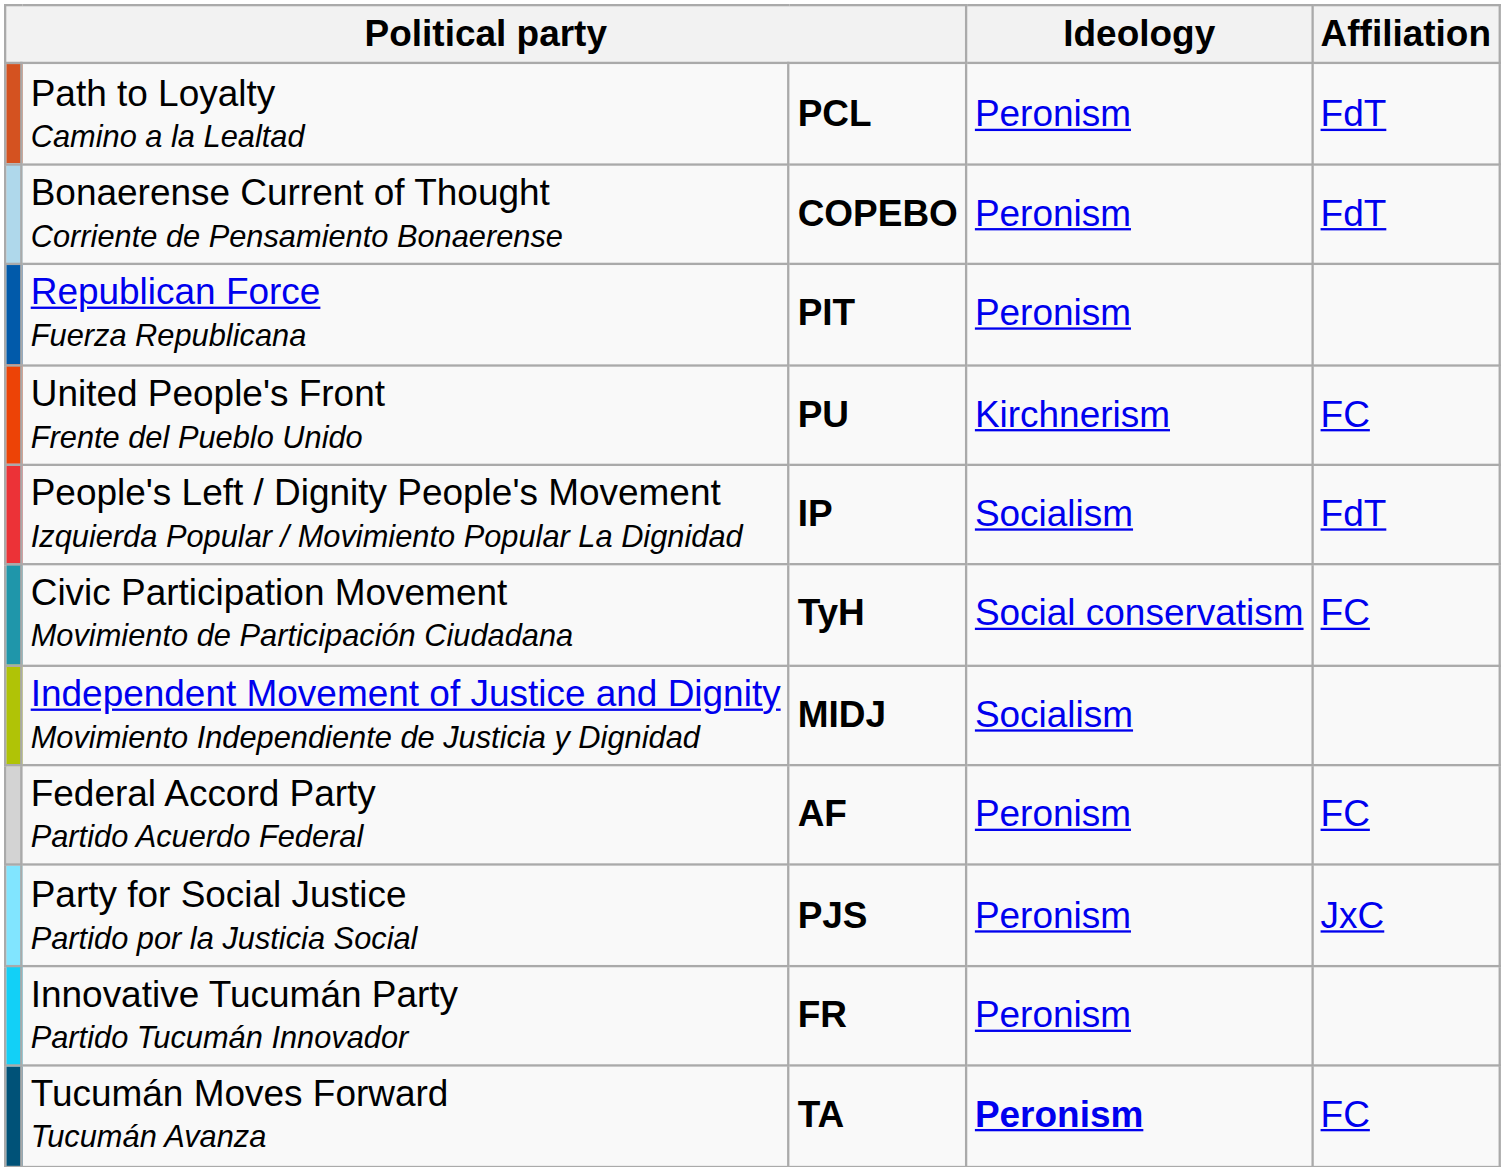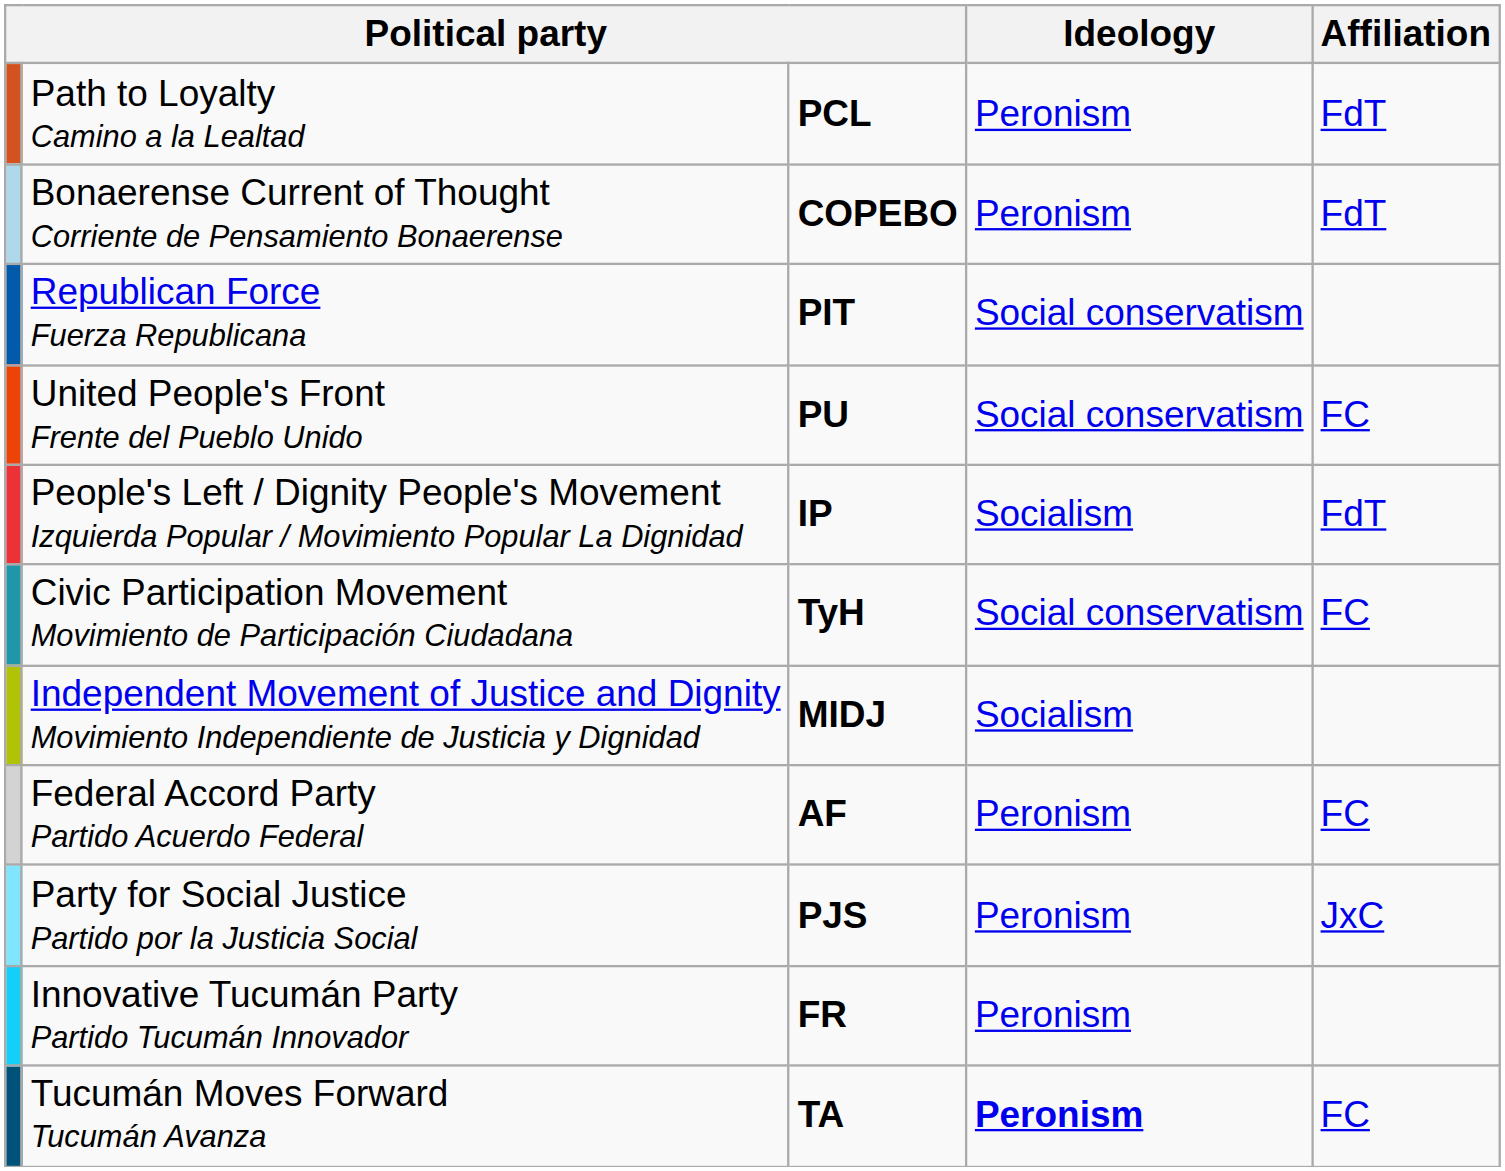(1053, 313) Peronism -> (1139, 313) Social conservatism
(1072, 413) Kirchnerism -> (1139, 413) Social conservatism
